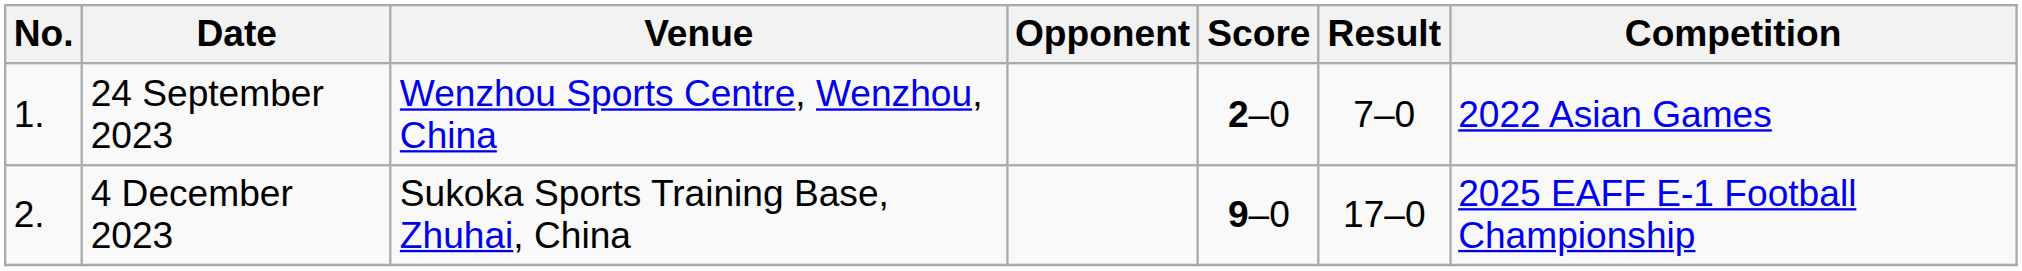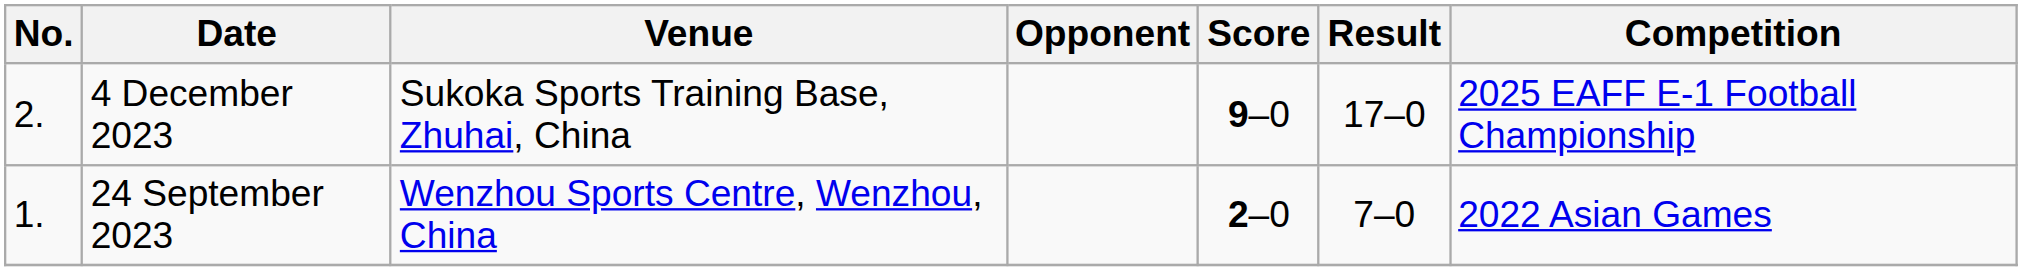rows swapped: (207, 113) <-> (192, 214)
